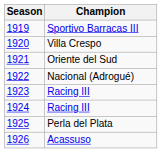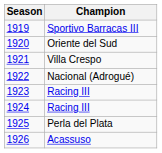(74, 44) Villa Crespo -> (82, 44) Oriente del Sud
(82, 60) Oriente del Sud -> (74, 60) Villa Crespo
